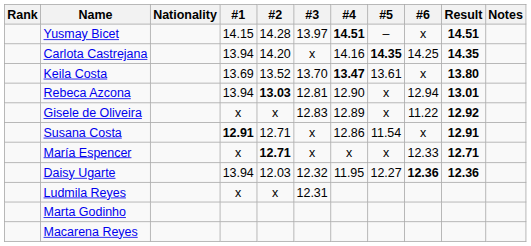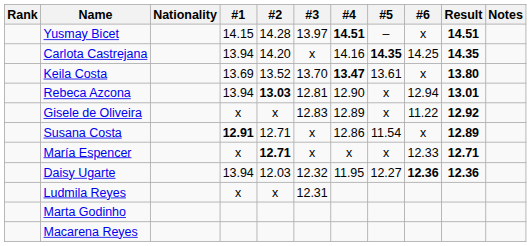(463, 133) 12.91 -> (463, 133) 12.89
